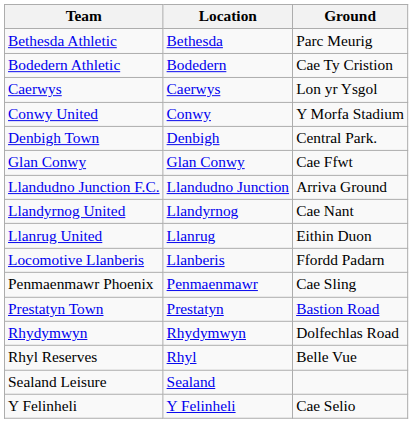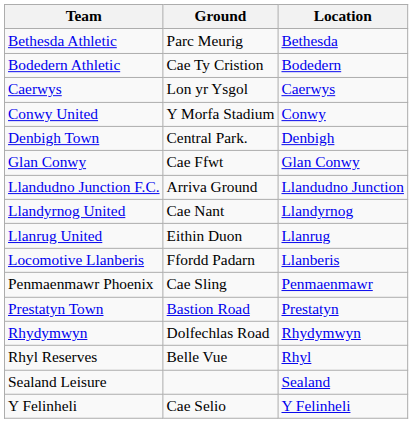columns swapped: (228, 16) <-> (350, 16)
